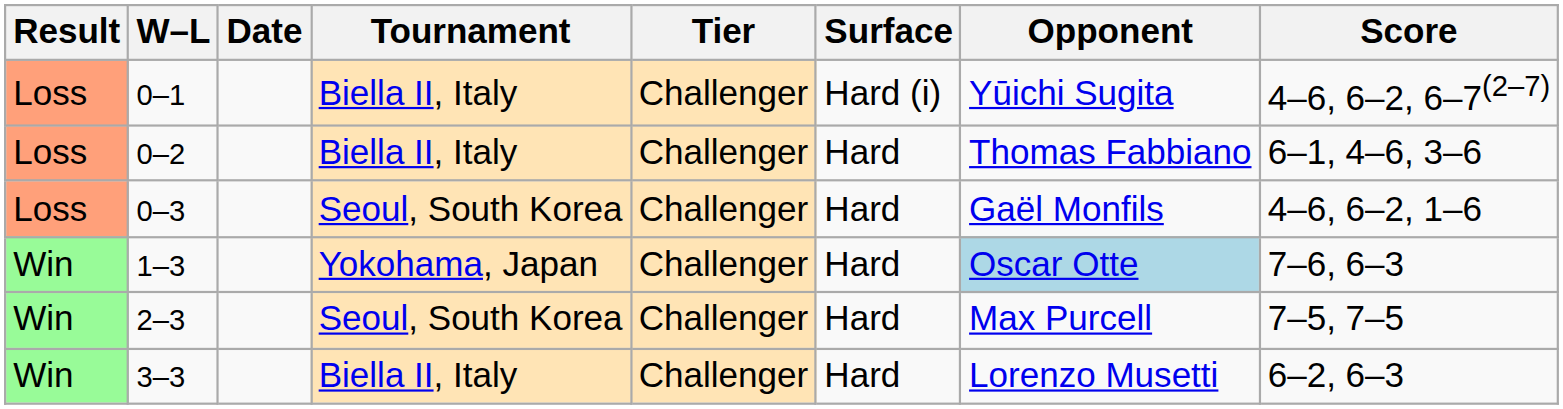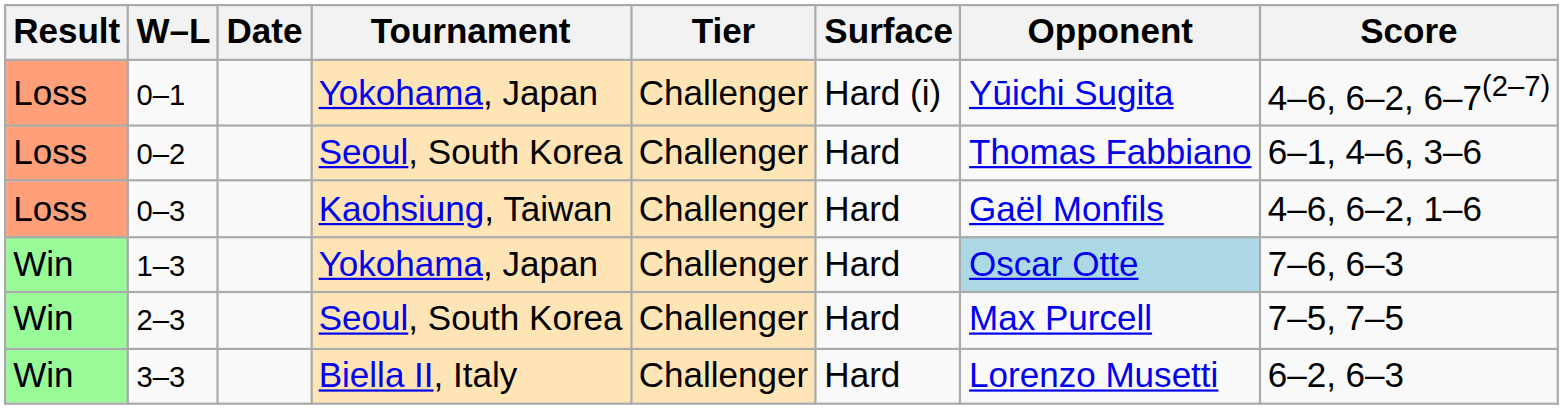(418, 92) Biella II, Italy -> (458, 92) Yokohama, Japan
(418, 152) Biella II, Italy -> (471, 152) Seoul, South Korea
(471, 208) Seoul, South Korea -> (465, 208) Kaohsiung, Taiwan
